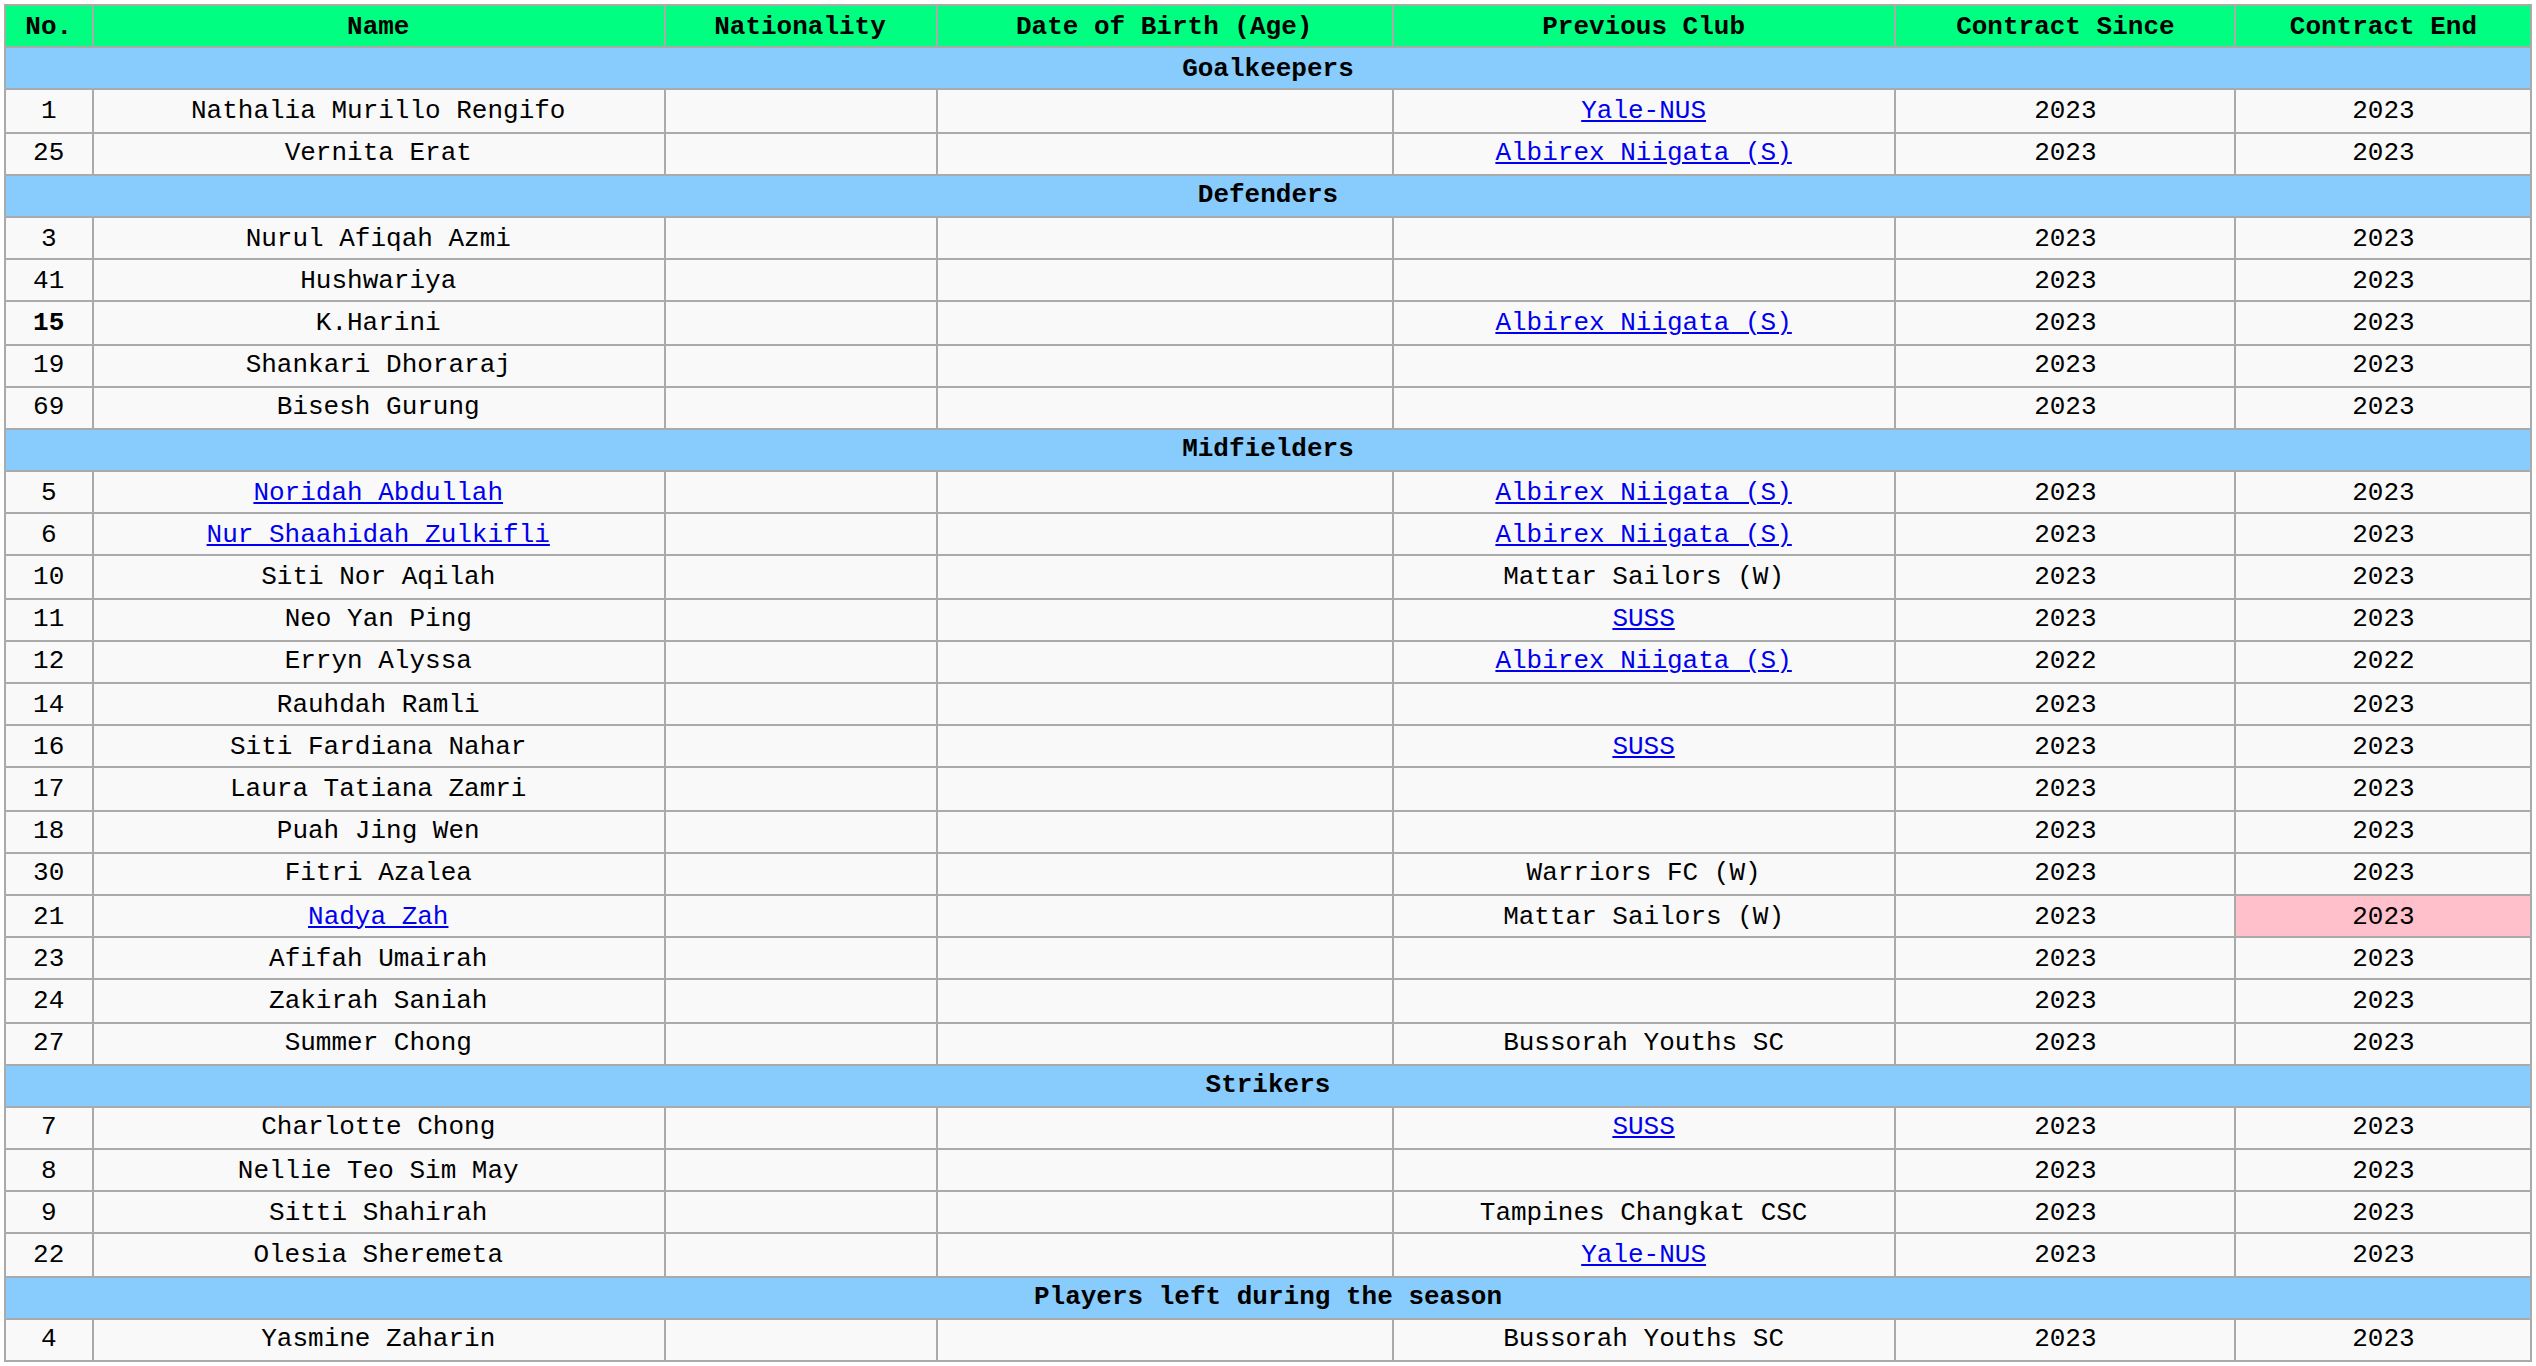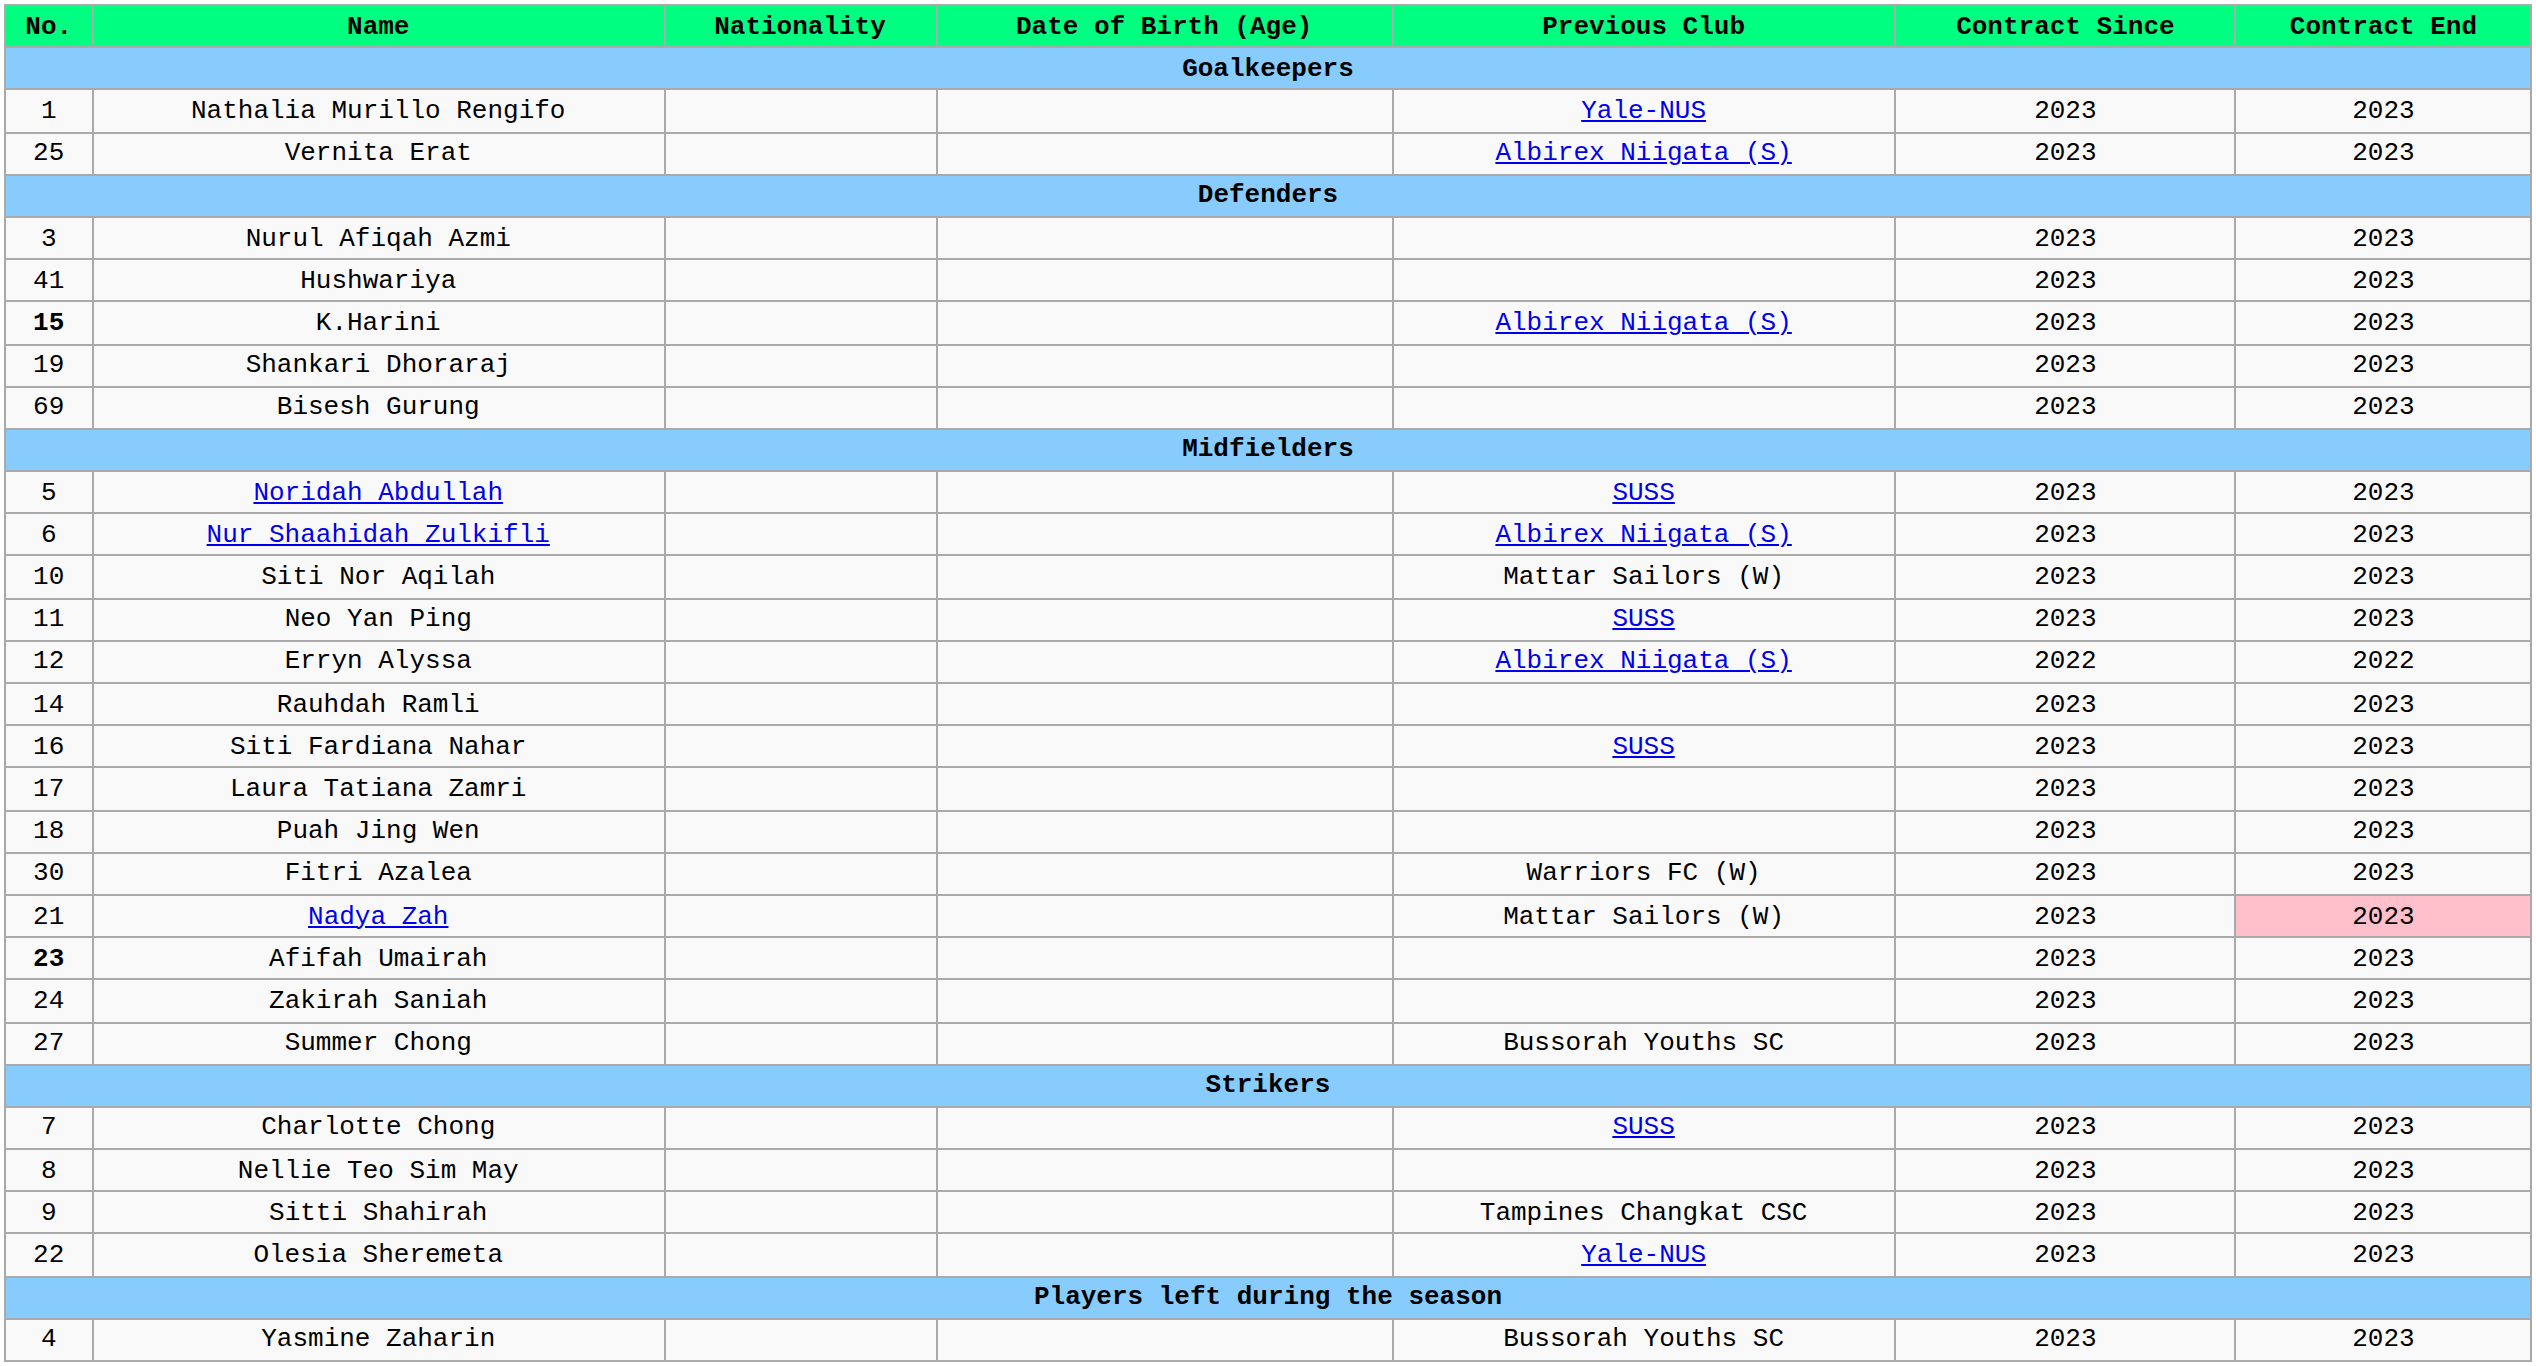(1644, 492) Albirex Niigata (S) -> (1644, 492) SUSS
(49, 958) normal -> (49, 958) bold
